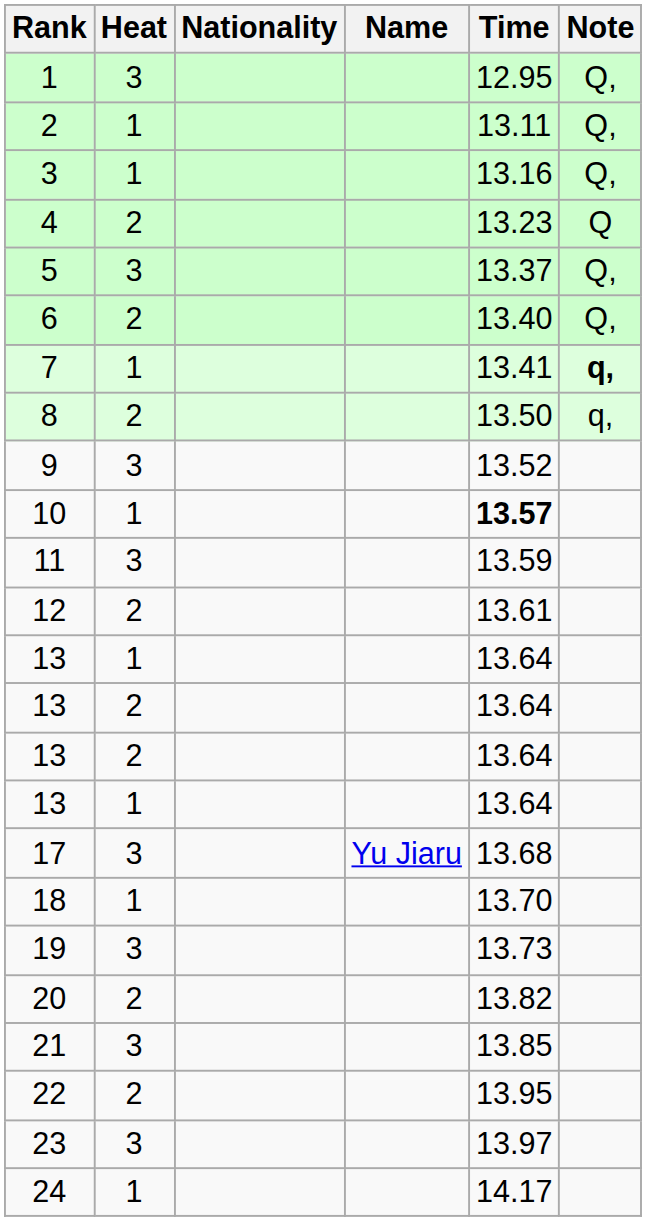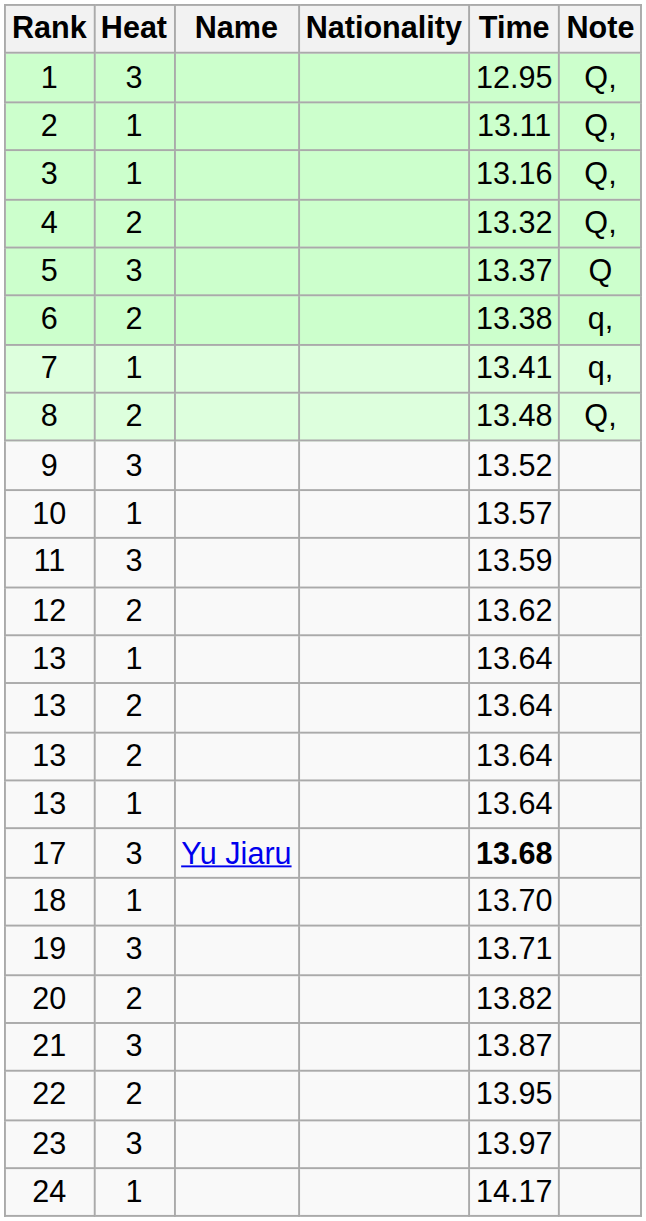columns swapped: (407, 28) <-> (259, 28)
(514, 222) 13.23 -> (514, 222) 13.32
(601, 222) Q -> (601, 222) Q,
(601, 271) Q, -> (601, 271) Q
(514, 319) 13.40 -> (514, 319) 13.38
(601, 319) Q, -> (601, 319) q,
(601, 367) bold -> (601, 367) normal
(514, 416) 13.50 -> (514, 416) 13.48
(601, 416) q, -> (601, 416) Q,
(514, 513) bold -> (514, 513) normal
(514, 610) 13.61 -> (514, 610) 13.62
(514, 852) normal -> (514, 852) bold
(514, 949) 13.73 -> (514, 949) 13.71
(514, 1046) 13.85 -> (514, 1046) 13.87
